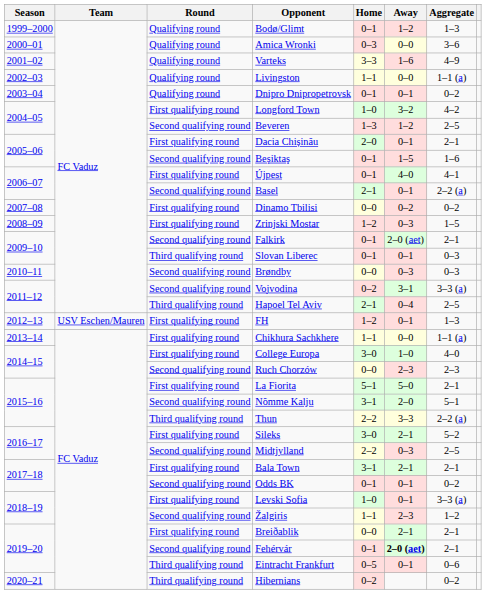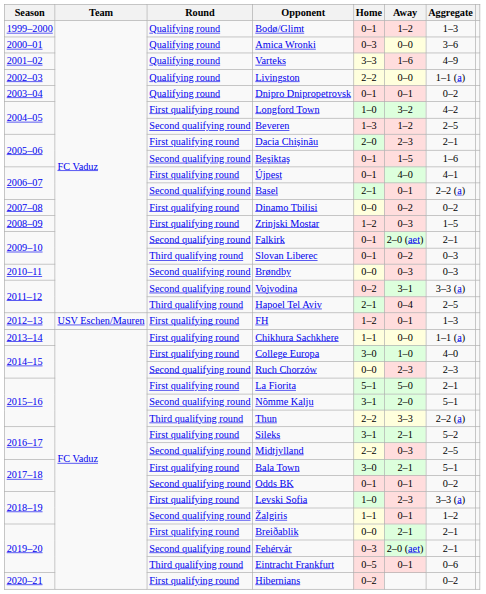(369, 77) 1–1 -> (369, 77) 2–2
(406, 142) 0–1 -> (405, 142) 2–3
(406, 256) 0–1 -> (405, 256) 0–2
(369, 434) 3–0 -> (369, 434) 3–1
(369, 467) 3–1 -> (369, 467) 3–0
(452, 467) 2–1 -> (451, 467) 5–1
(406, 499) 0–1 -> (405, 499) 2–3
(406, 516) 2–3 -> (405, 516) 0–1
(369, 548) 0–1 -> (369, 548) 0–3
(406, 548) bold -> (405, 548) normal
(196, 581) Third qualifying round -> (194, 581) First qualifying round
